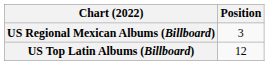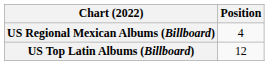(241, 32) 3 -> (241, 32) 4
